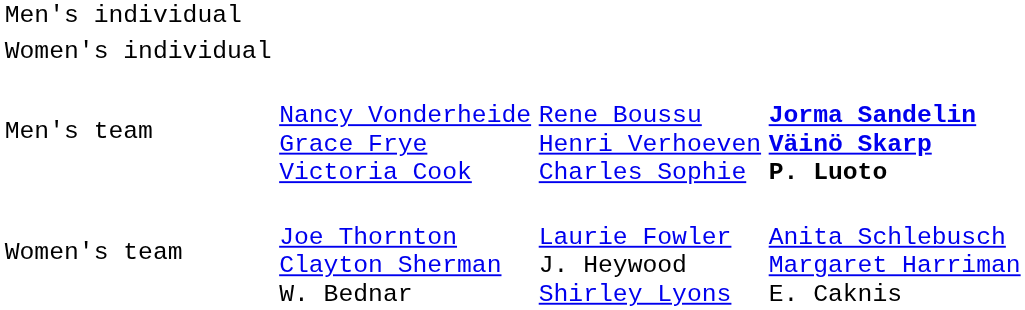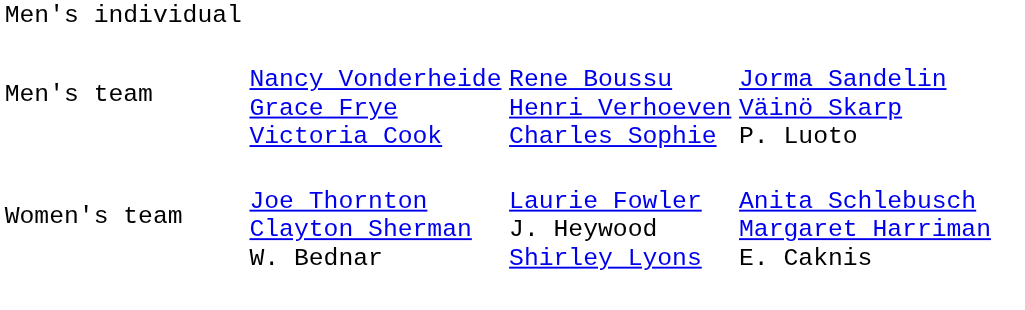- row: (138, 51)
(872, 144) bold -> (843, 108) normal
